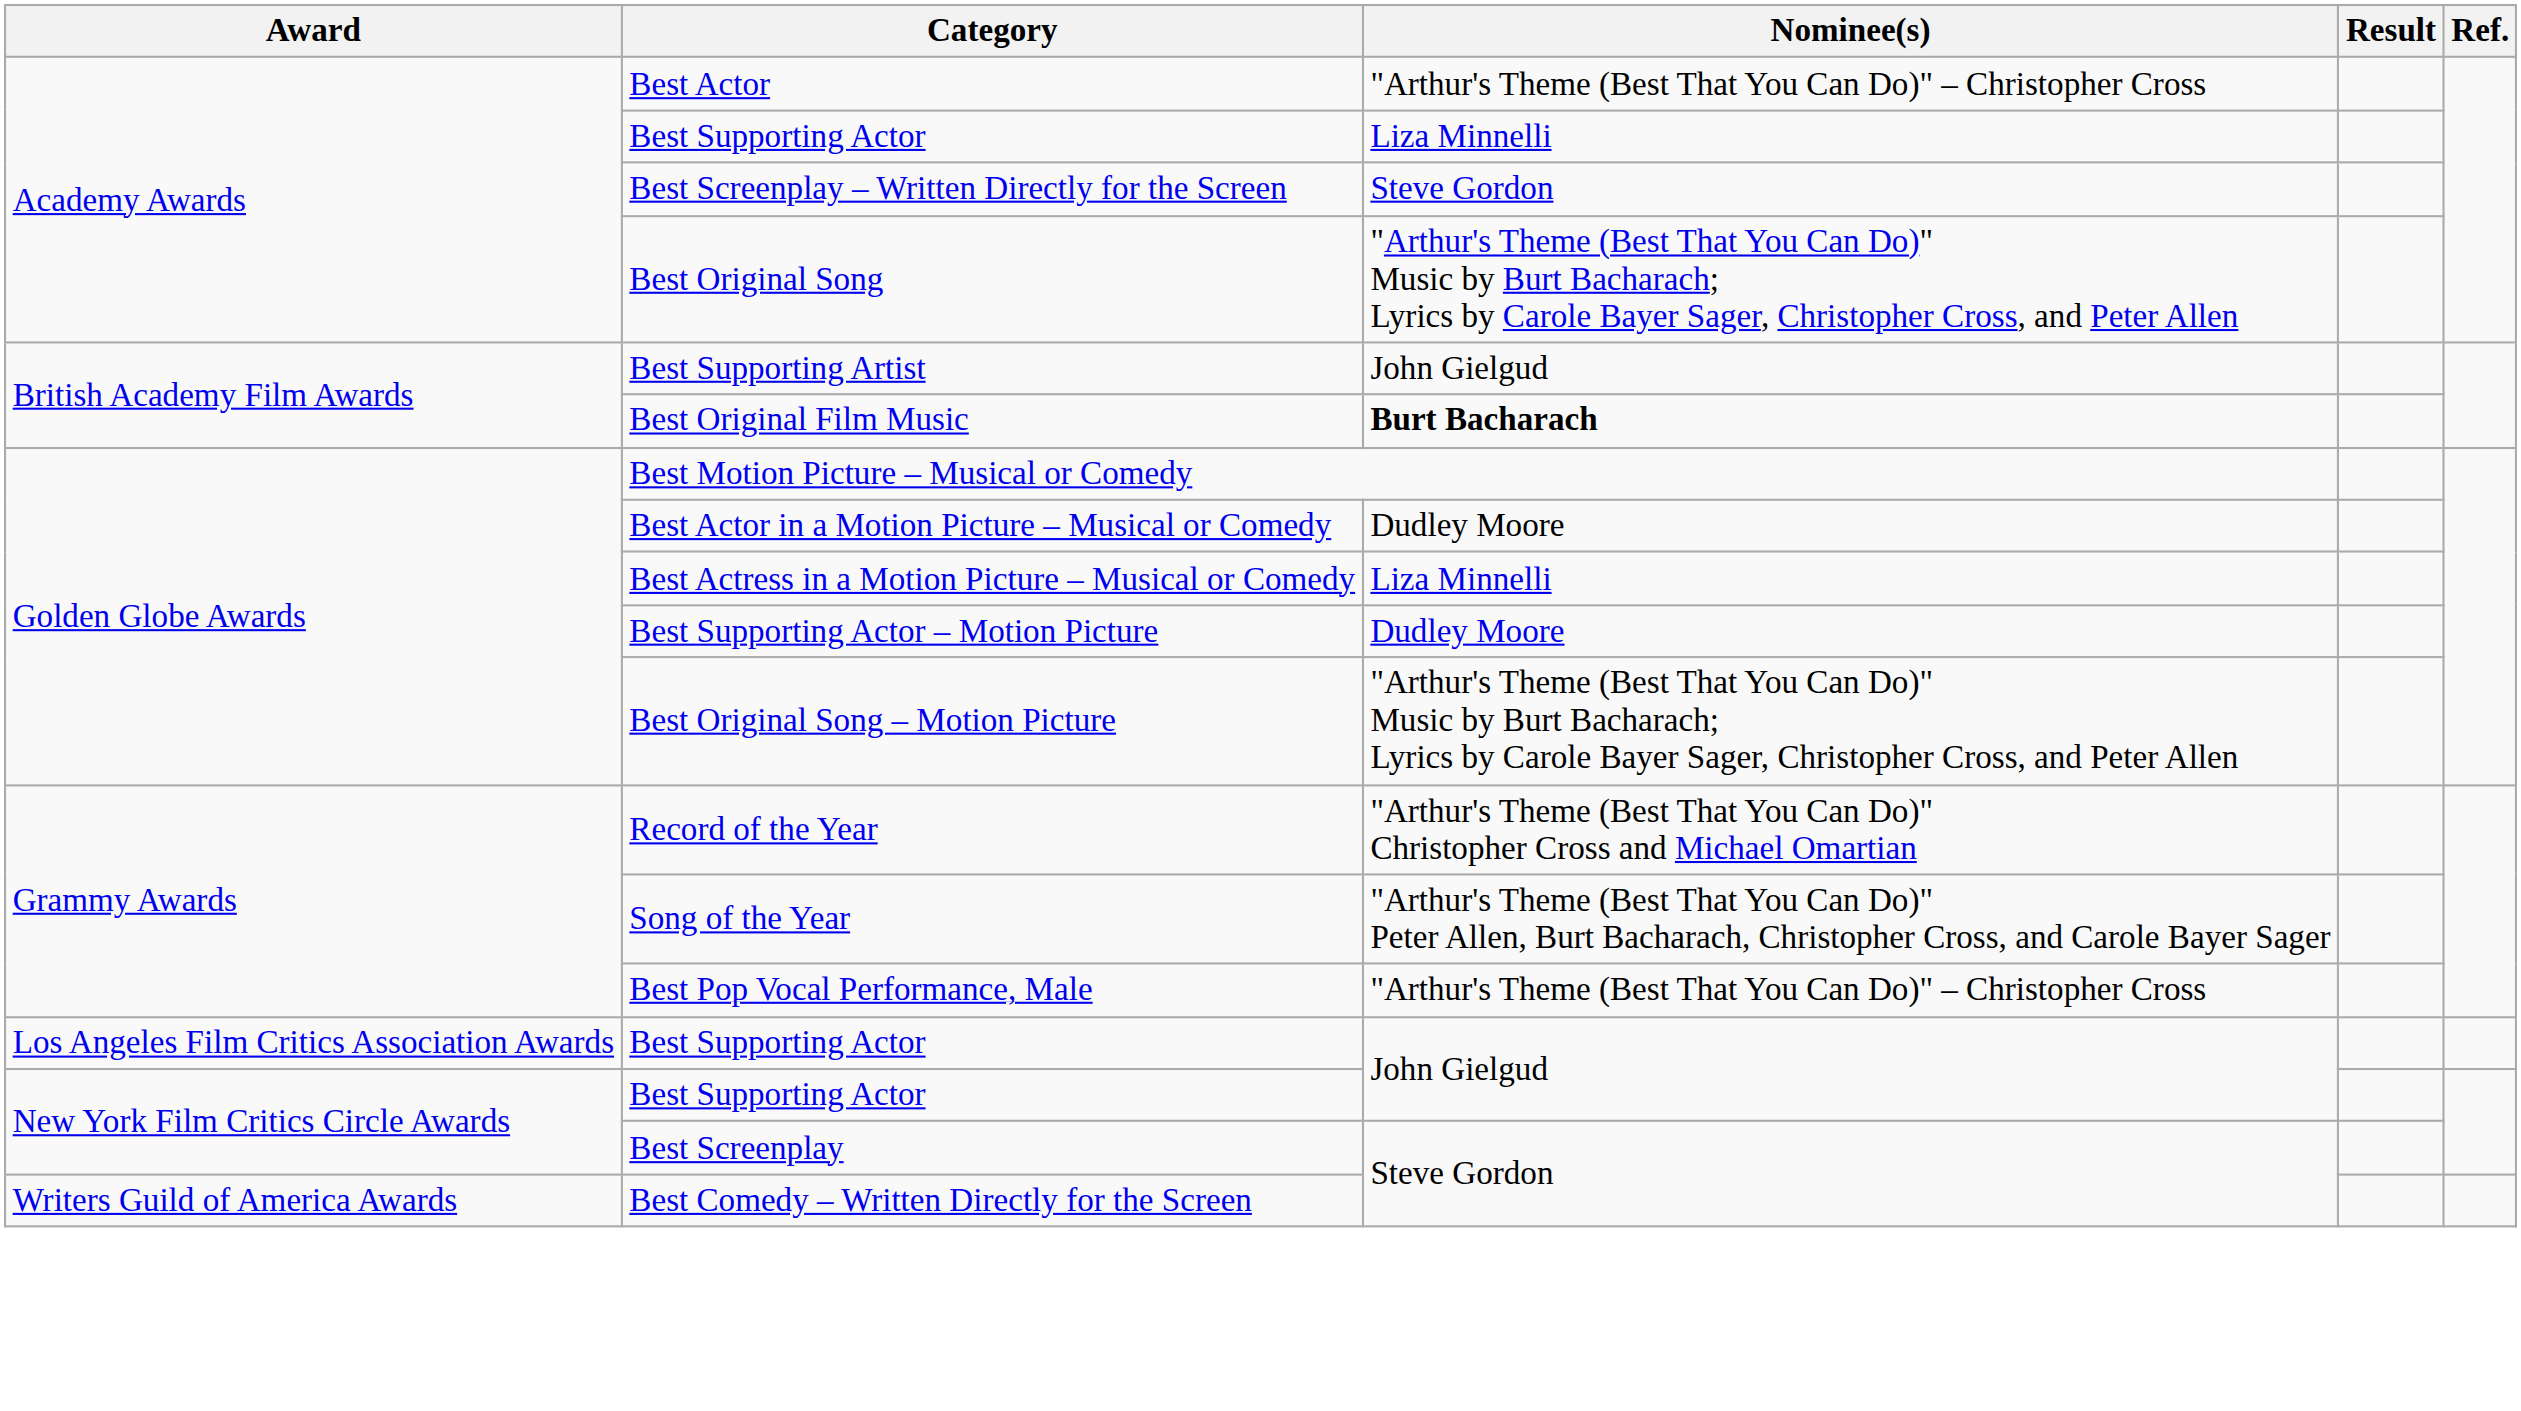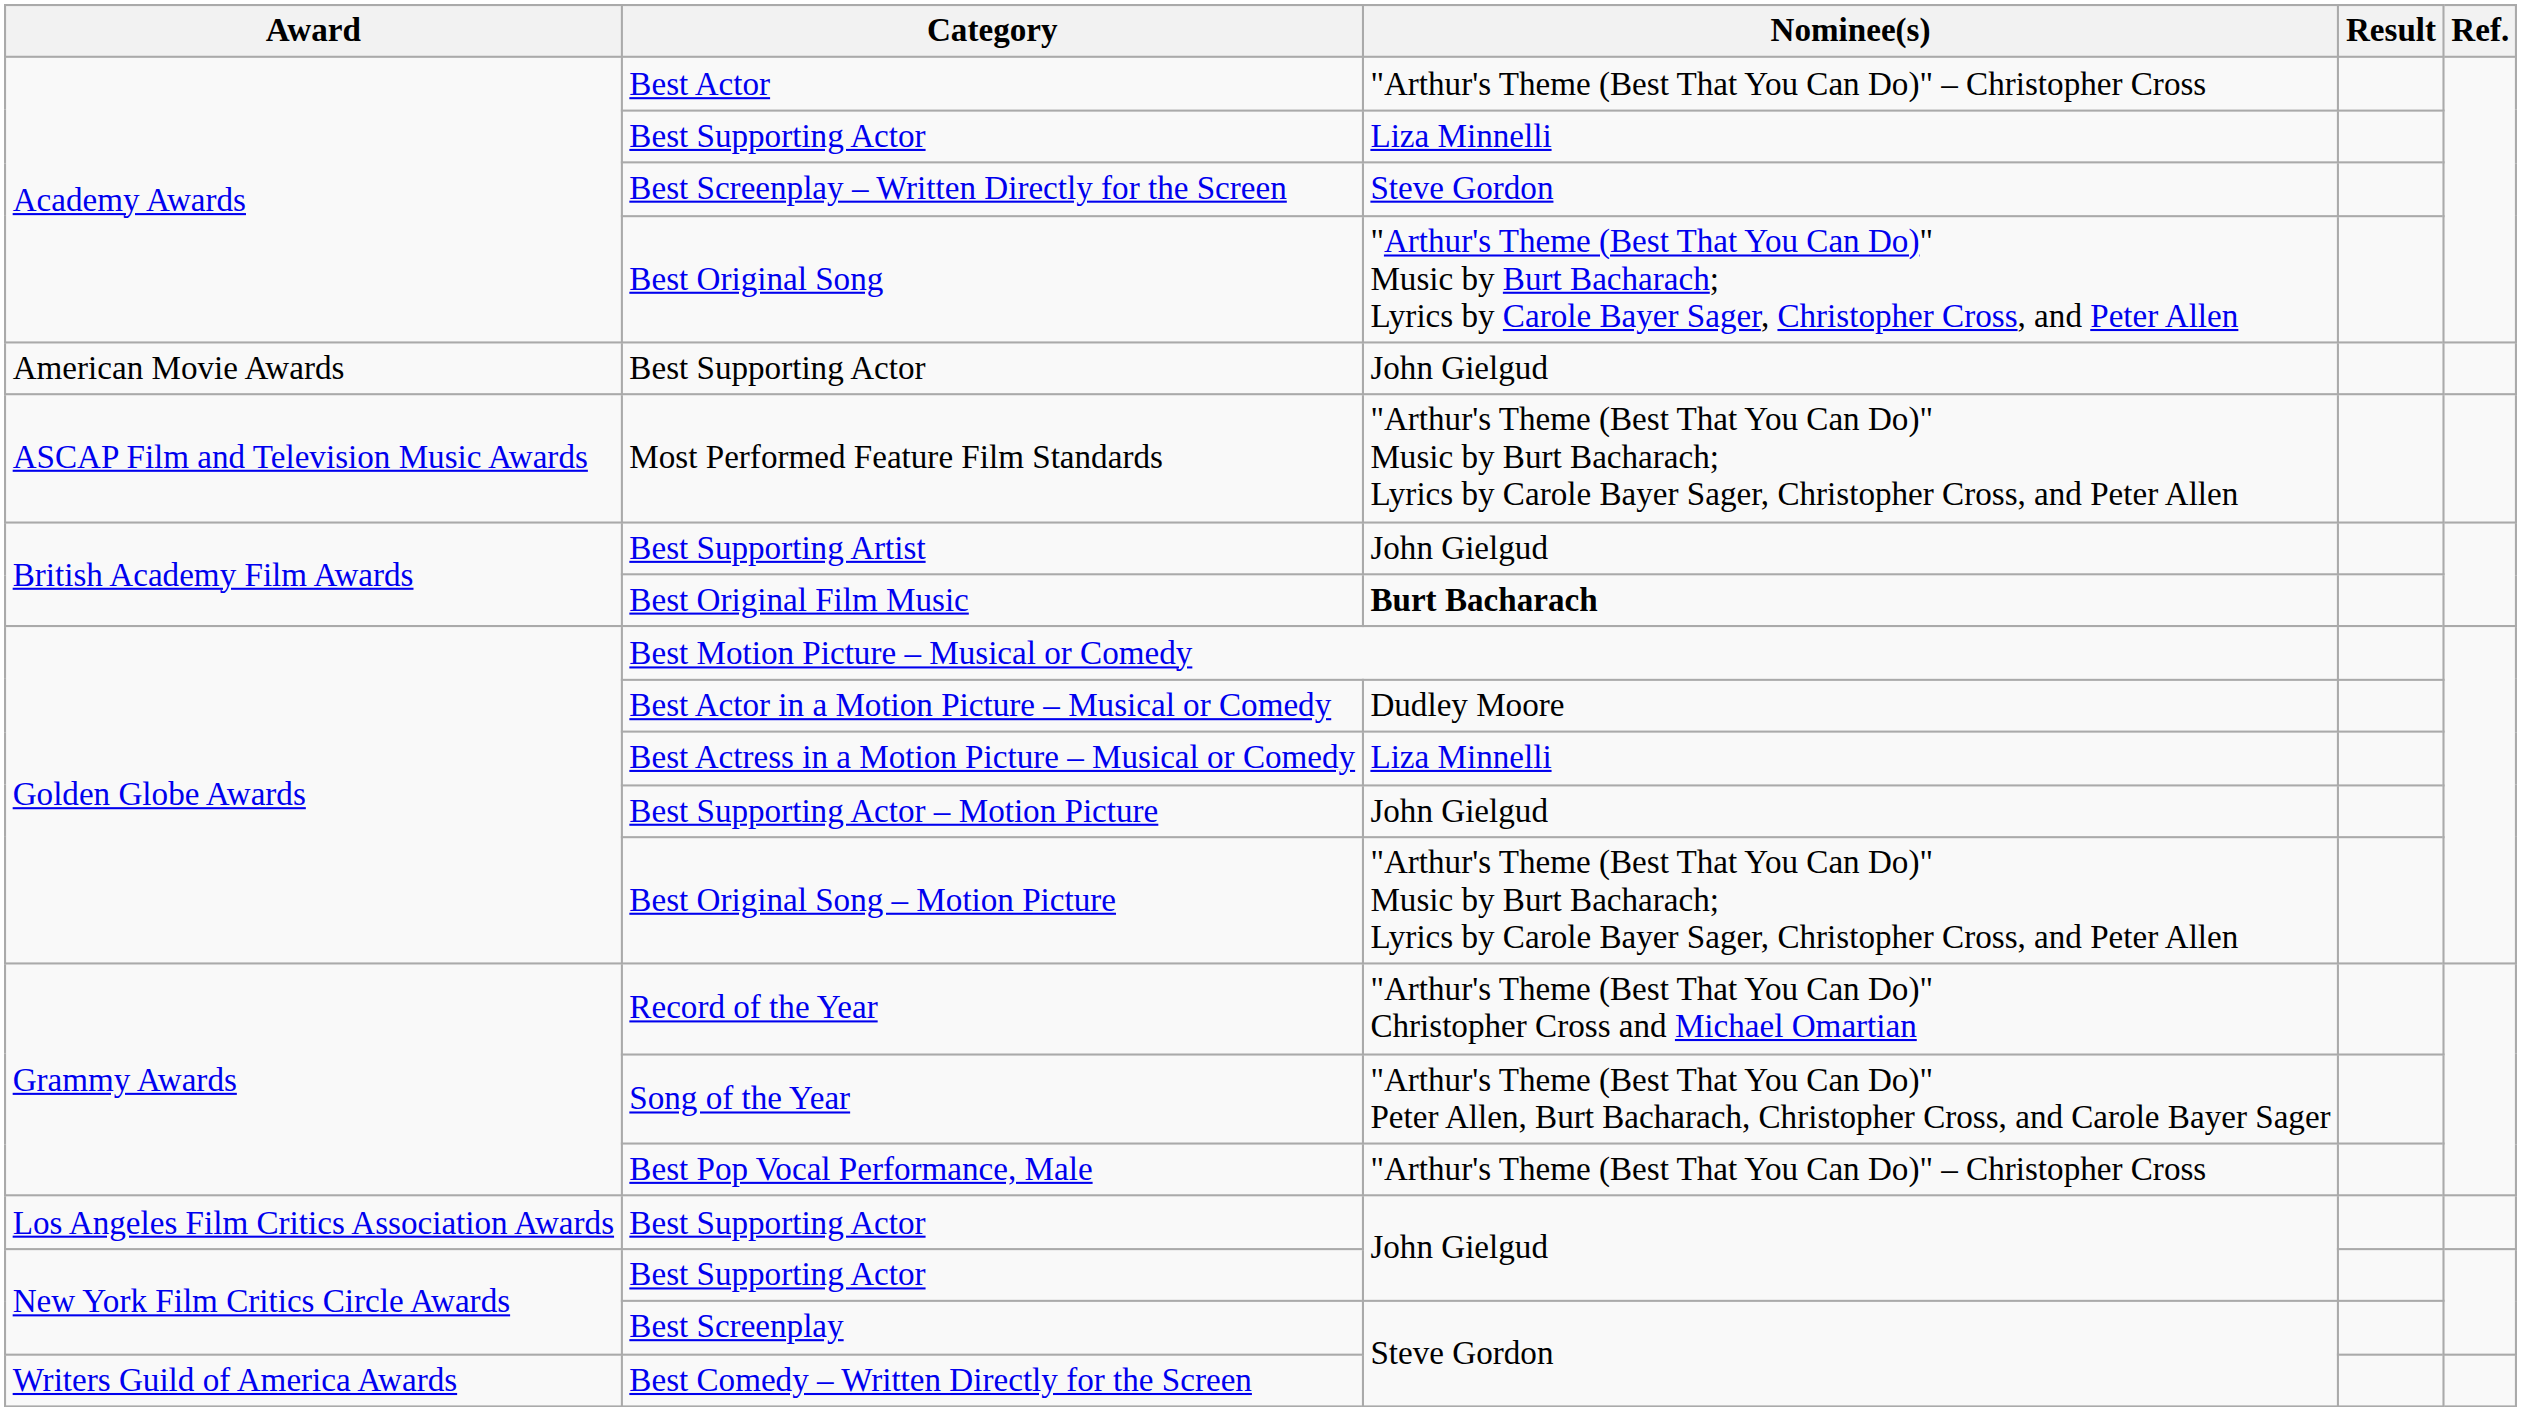+ row: (179, 367)
+ row: (300, 457)
(1467, 630) Dudley Moore -> (1459, 810) John Gielgud
